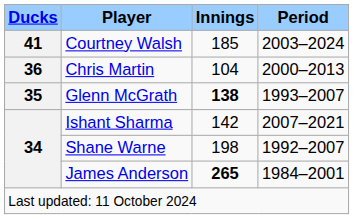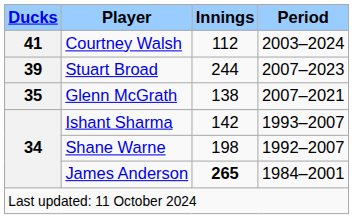(225, 43) 185 -> (225, 43) 112
+ row: (112, 69)
- row: (110, 69)
(225, 95) bold -> (225, 95) normal
(303, 95) 1993–2007 -> (303, 95) 2007–2021
(303, 122) 2007–2021 -> (303, 122) 1993–2007
